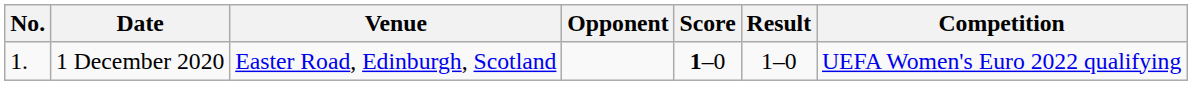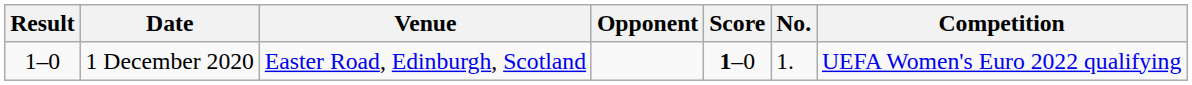columns swapped: (28, 23) <-> (779, 23)
